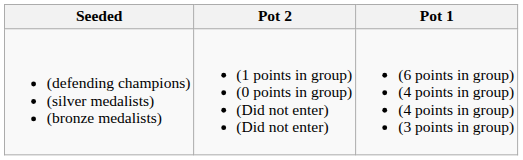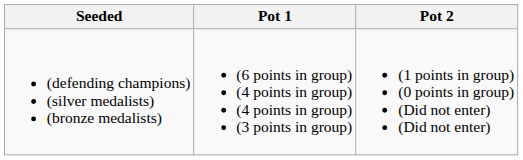columns swapped: (437, 16) <-> (275, 16)
